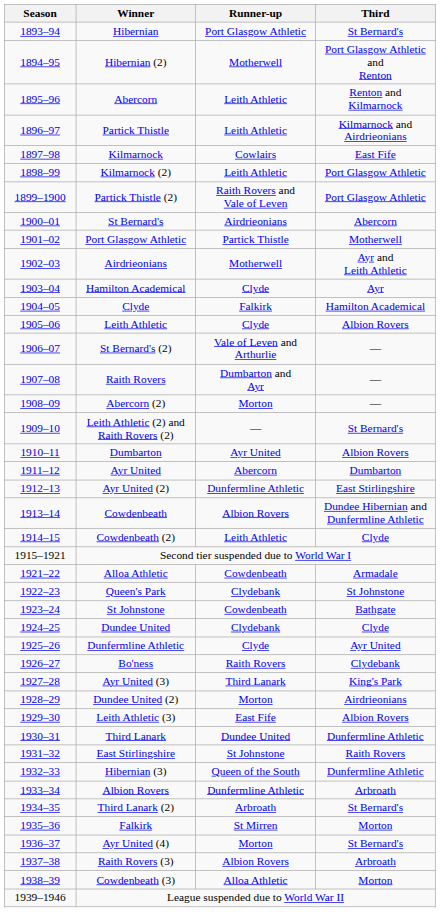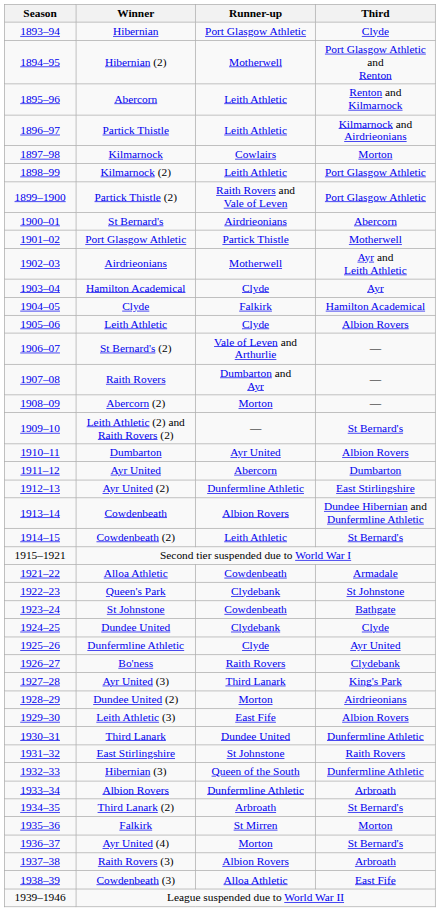(375, 31) St Bernard's -> (375, 31) Clyde
(375, 154) East Fife -> (375, 154) Morton
(375, 537) Clyde -> (375, 537) St Bernard's
(375, 879) Morton -> (375, 879) East Fife
